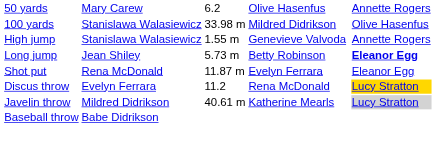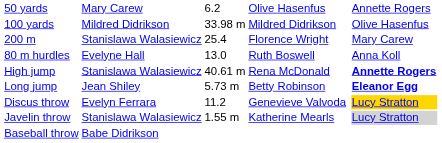(142, 24) Stanislawa Walasiewicz -> (125, 24) Mildred Didrikson
+ row: (20, 39)
+ row: (37, 55)
(222, 39) 1.55 m -> (225, 71) 40.61 m
(297, 39) Genevieve Valvoda -> (289, 71) Rena McDonald
(391, 39) normal -> (394, 71) bold
- row: (25, 71)
(289, 86) Rena McDonald -> (297, 102) Genevieve Valvoda
(125, 102) Mildred Didrikson -> (142, 118) Stanislawa Walasiewicz
(225, 102) 40.61 m -> (222, 118) 1.55 m
